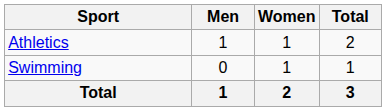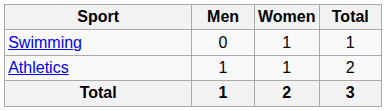rows swapped: (38, 42) <-> (45, 67)
